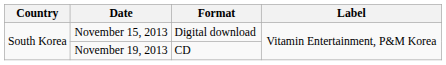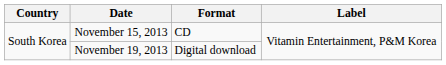(215, 32) Digital download -> (183, 32) CD
(183, 50) CD -> (215, 50) Digital download
